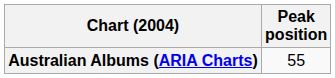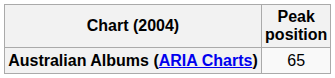(296, 60) 55 -> (296, 60) 65
